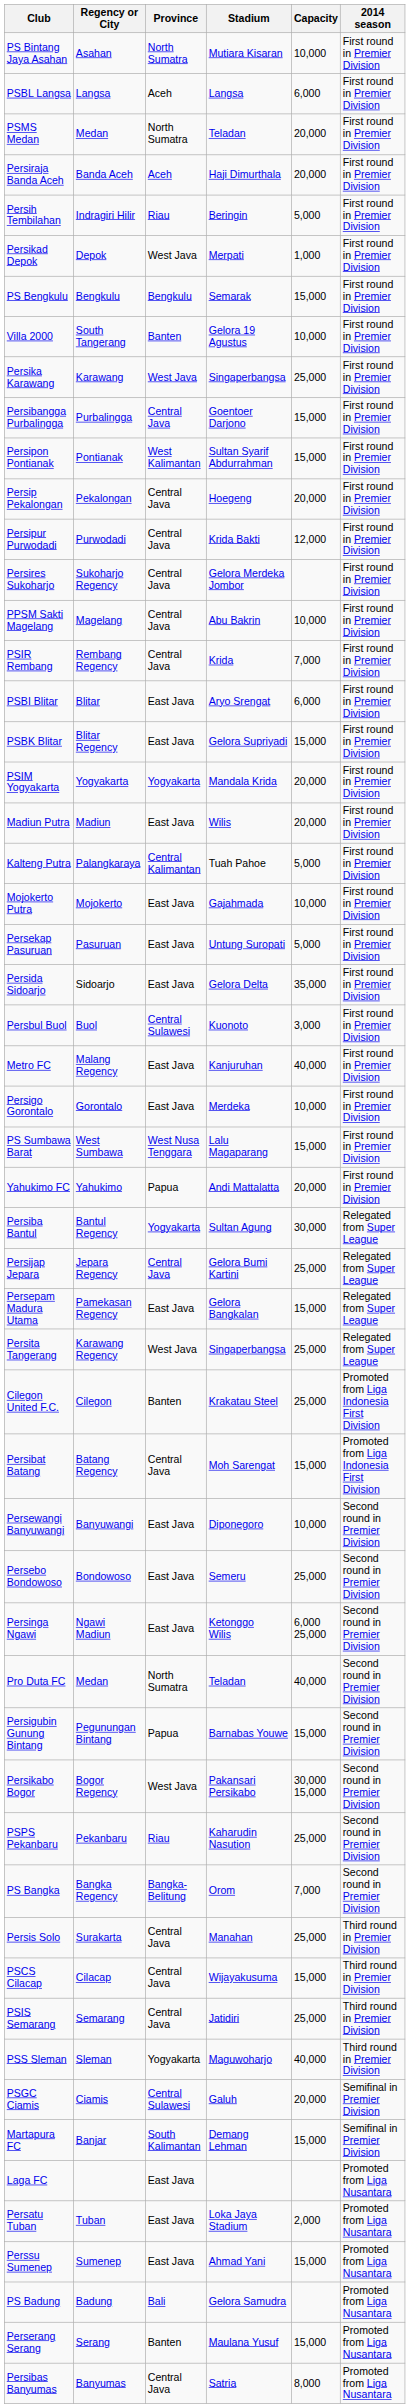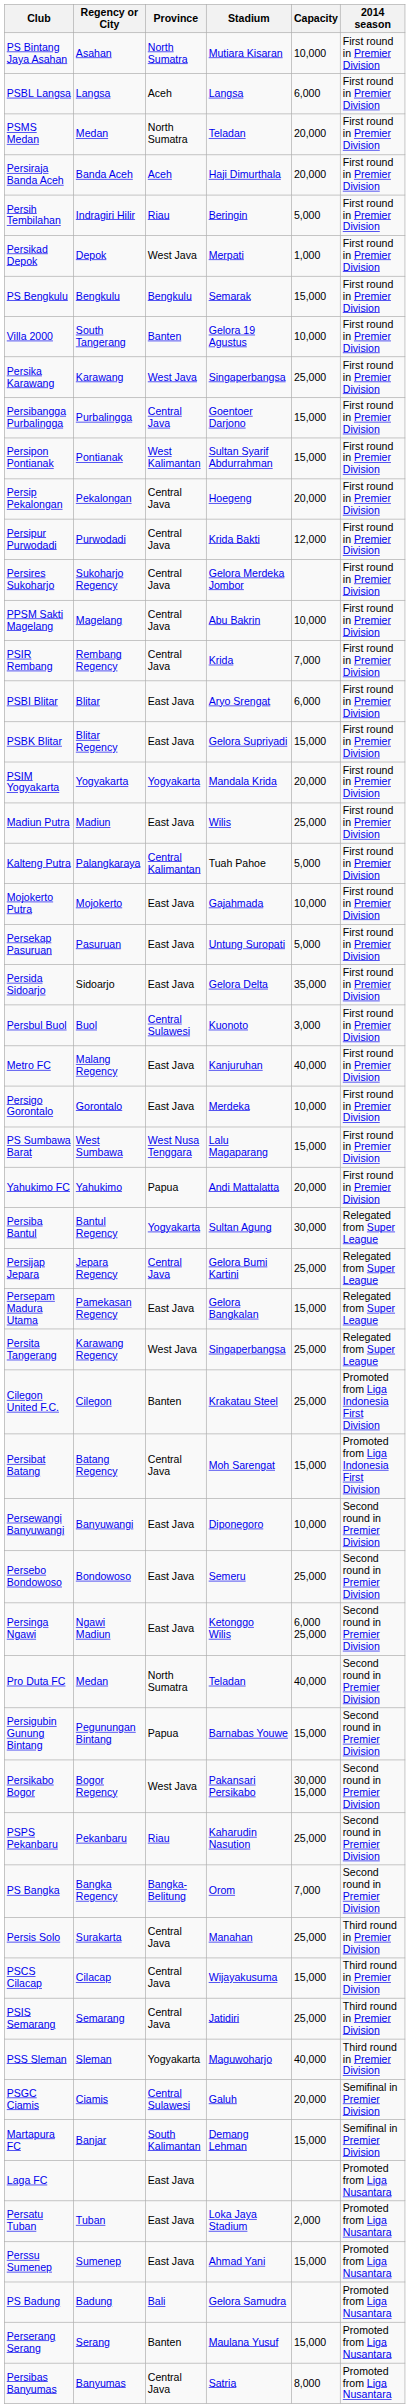(310, 823) 20,000 -> (310, 823) 25,000
